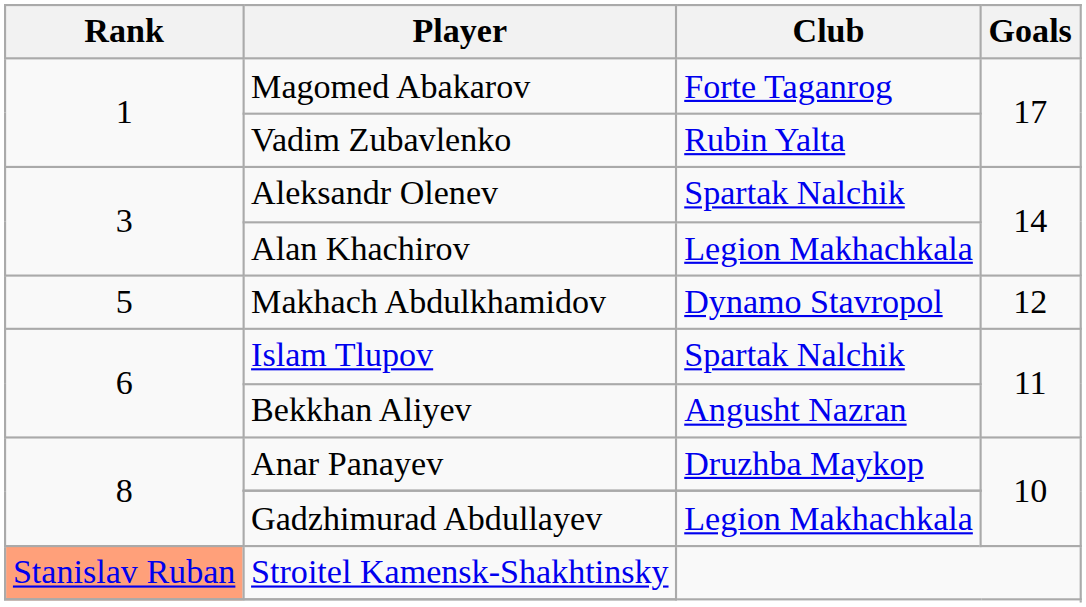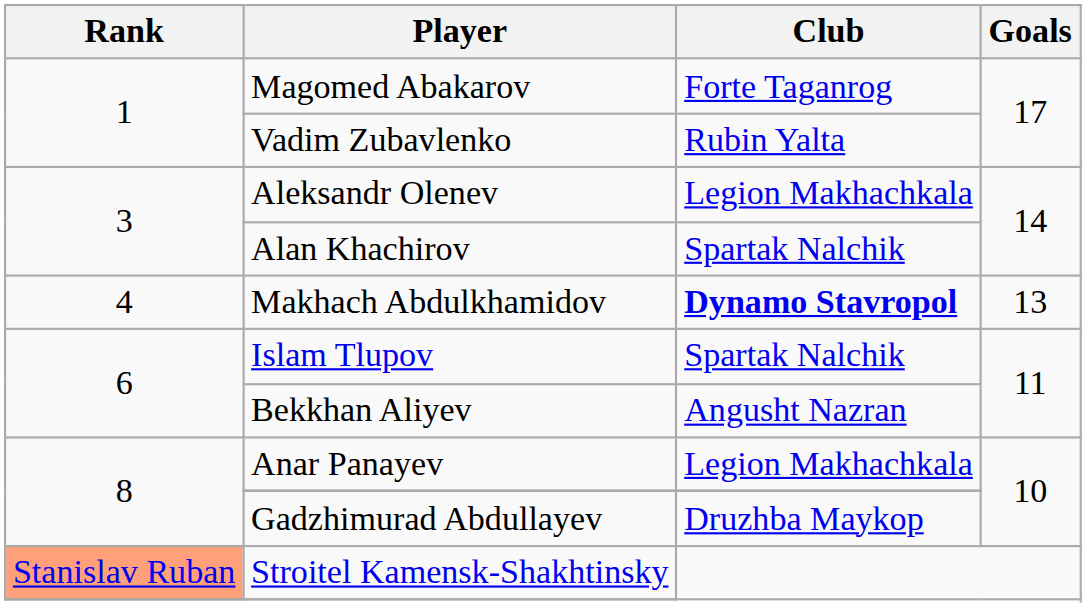(794, 193) Spartak Nalchik -> (829, 193) Legion Makhachkala
(829, 247) Legion Makhachkala -> (794, 247) Spartak Nalchik
(124, 301) 5 -> (124, 301) 4
(813, 301) normal -> (821, 301) bold
(1030, 301) 12 -> (1030, 301) 13
(804, 463) Druzhba Maykop -> (829, 463) Legion Makhachkala
(829, 517) Legion Makhachkala -> (804, 517) Druzhba Maykop
